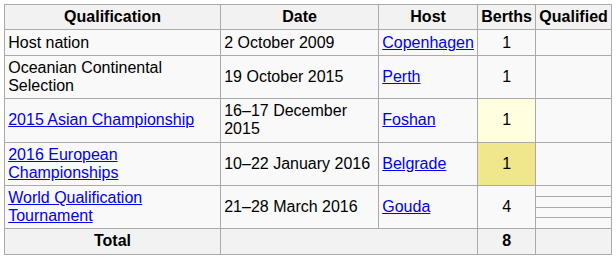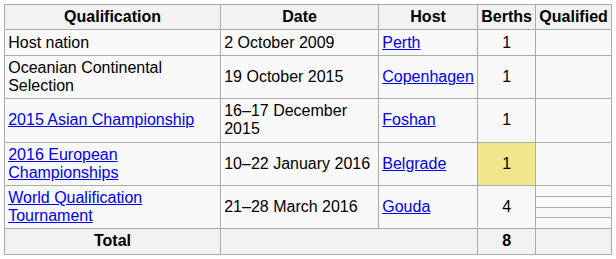(428, 42) Copenhagen -> (401, 42) Perth
(401, 76) Perth -> (428, 76) Copenhagen
(507, 120) lightyellow background -> (507, 120) no background
